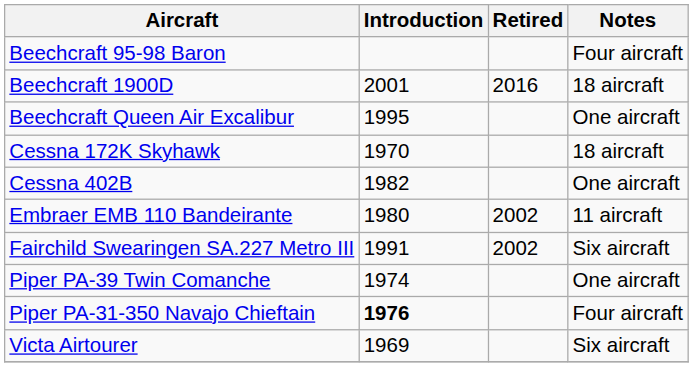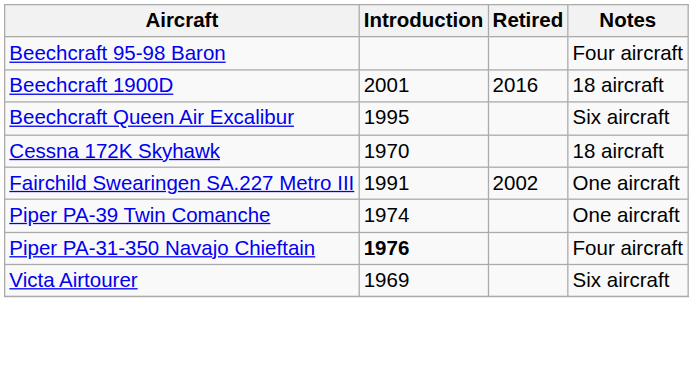(626, 118) One aircraft -> (621, 118) Six aircraft
- row: (71, 183)
- row: (151, 215)
(621, 248) Six aircraft -> (626, 183) One aircraft
